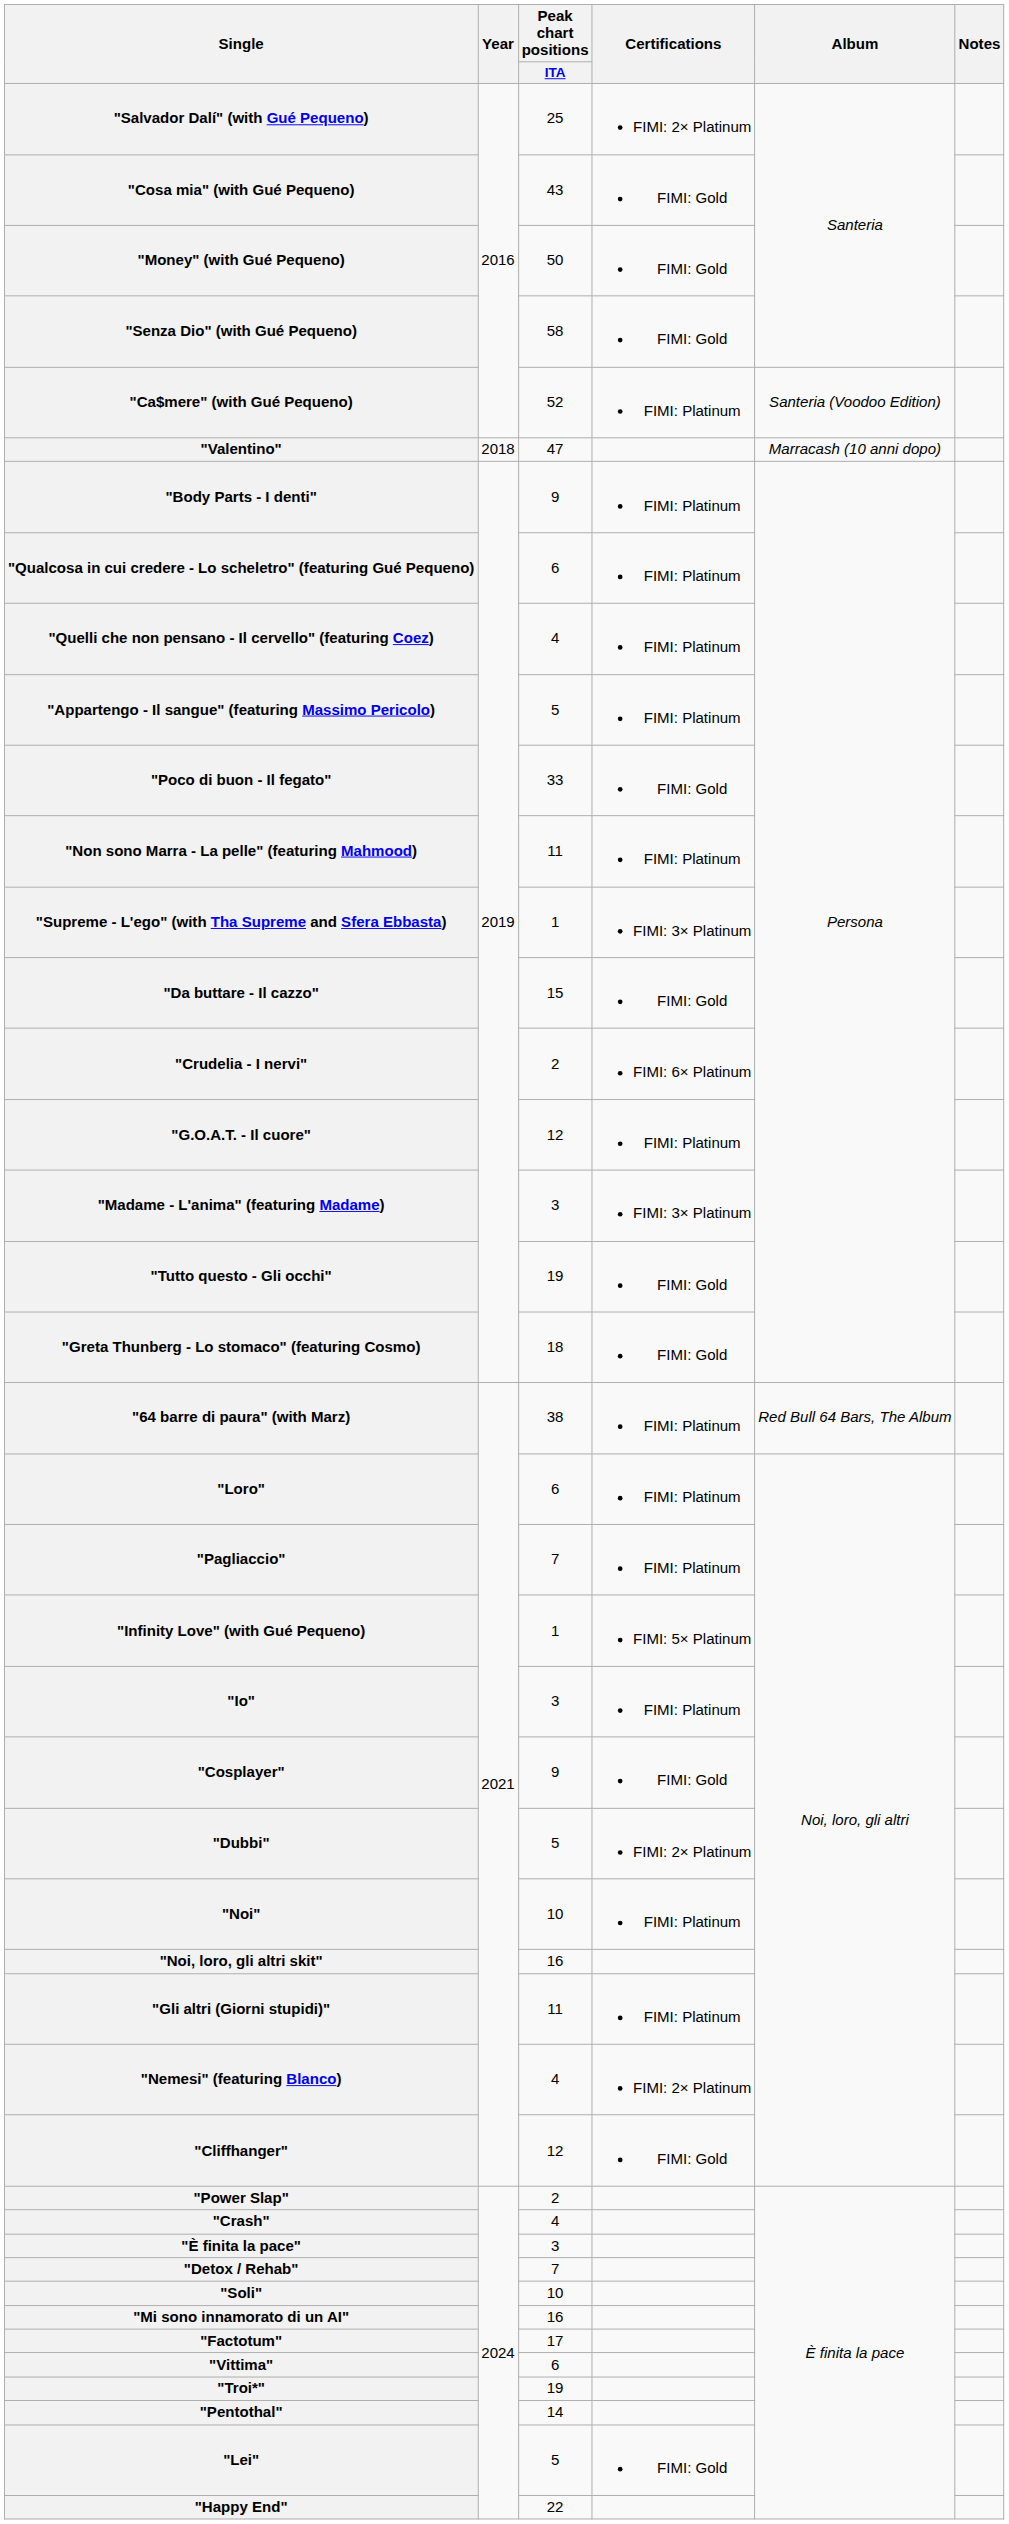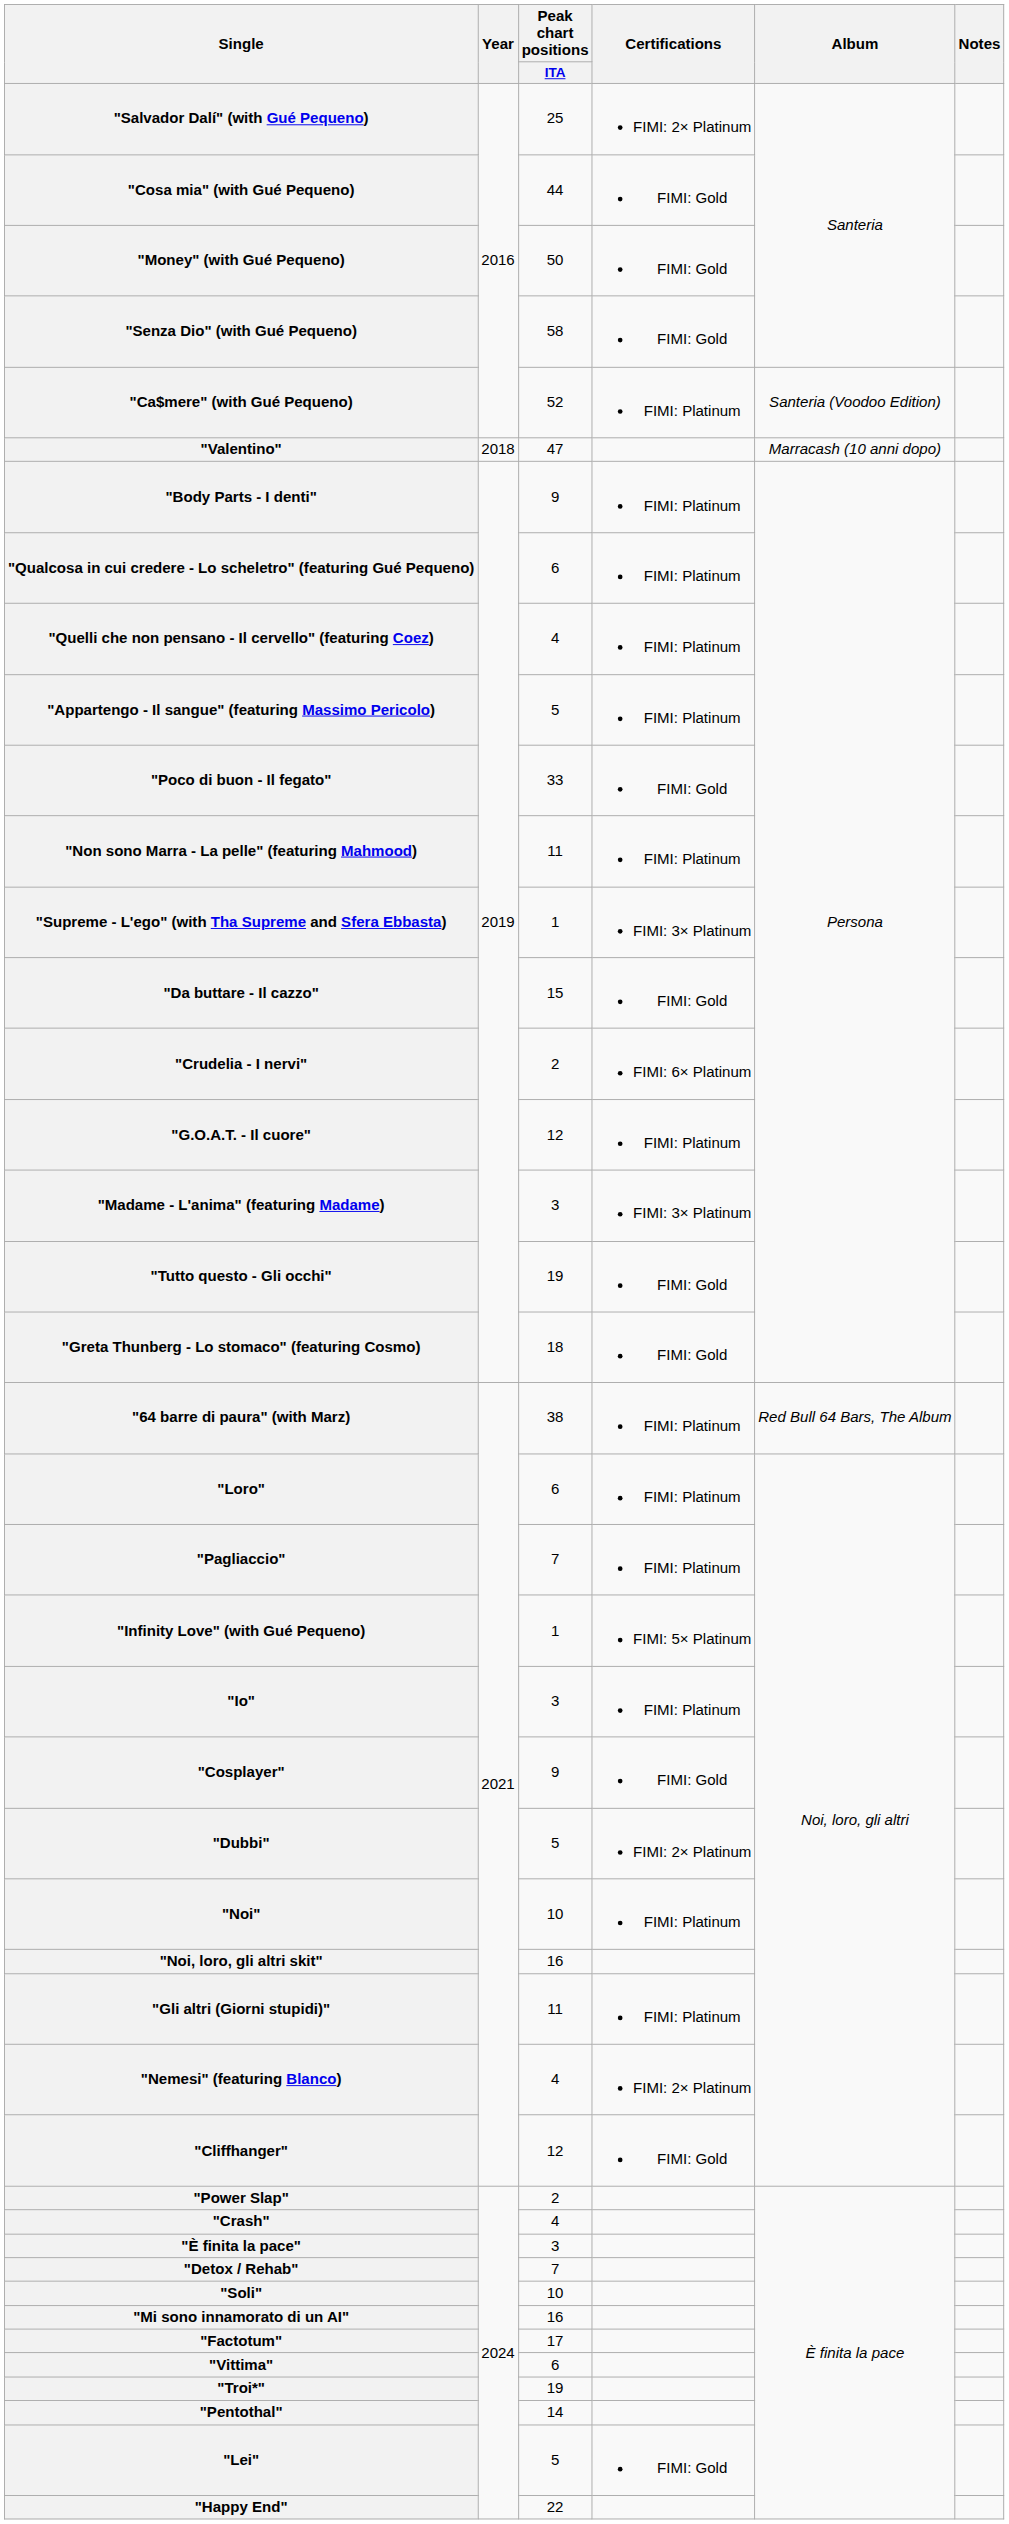(555, 189) 43 -> (555, 189) 44
